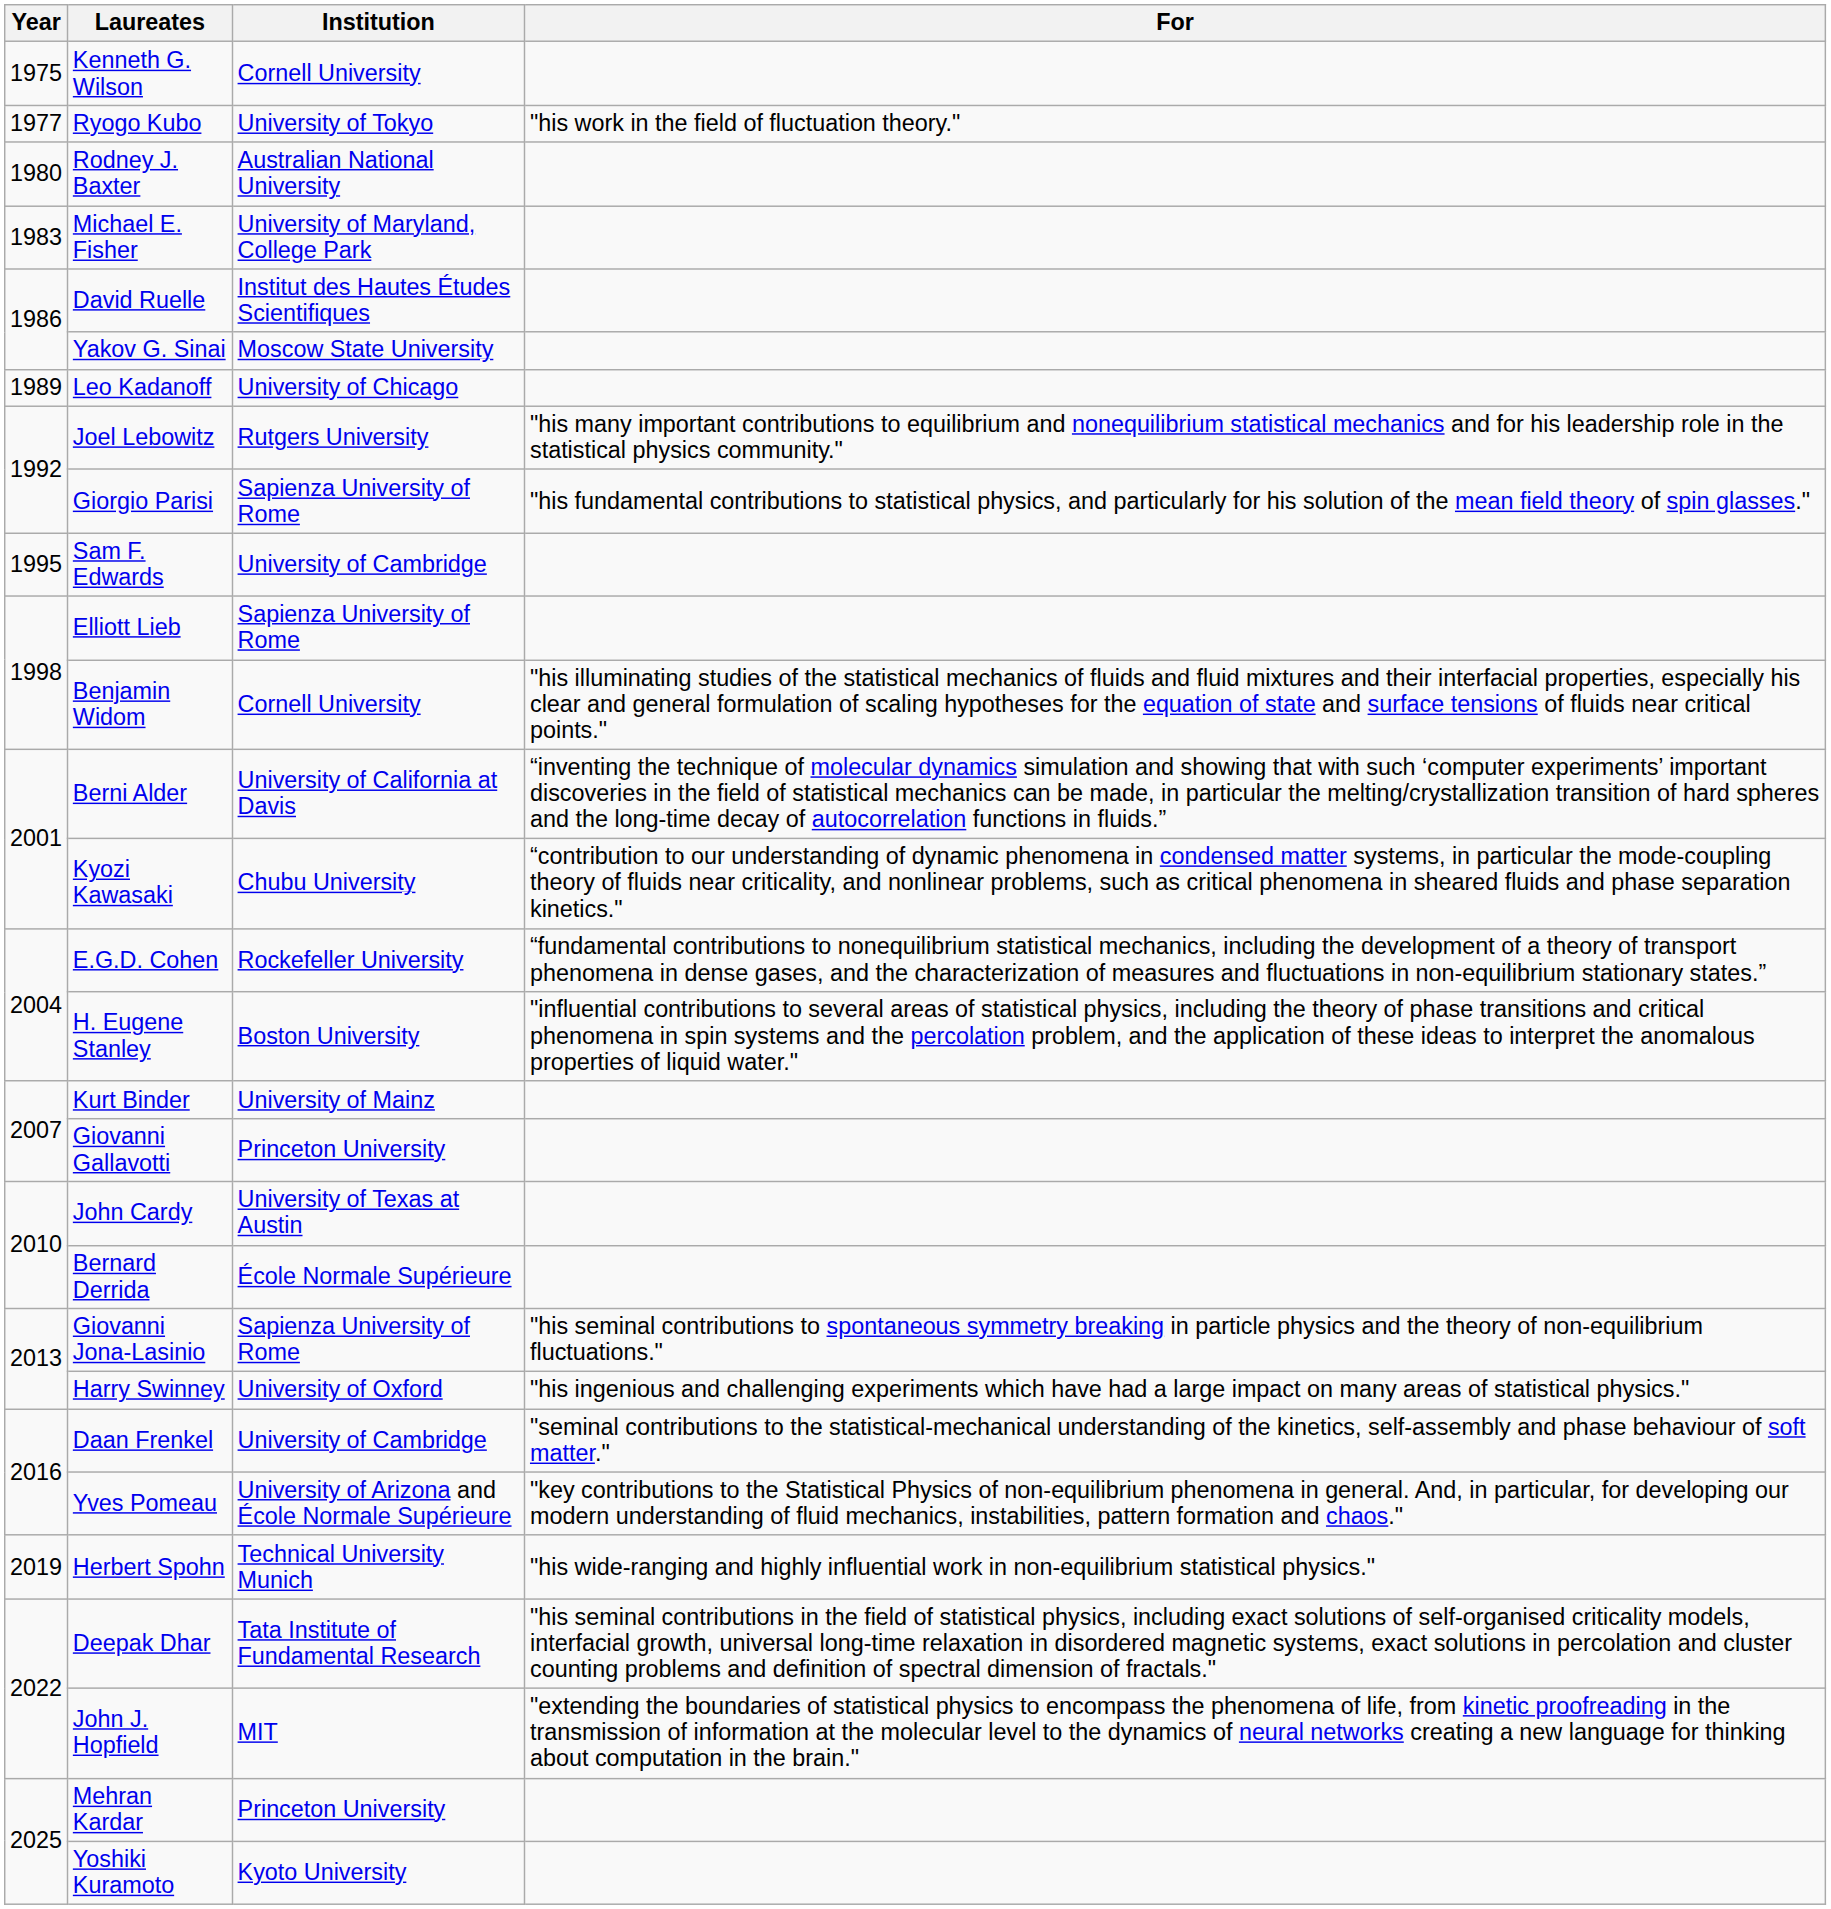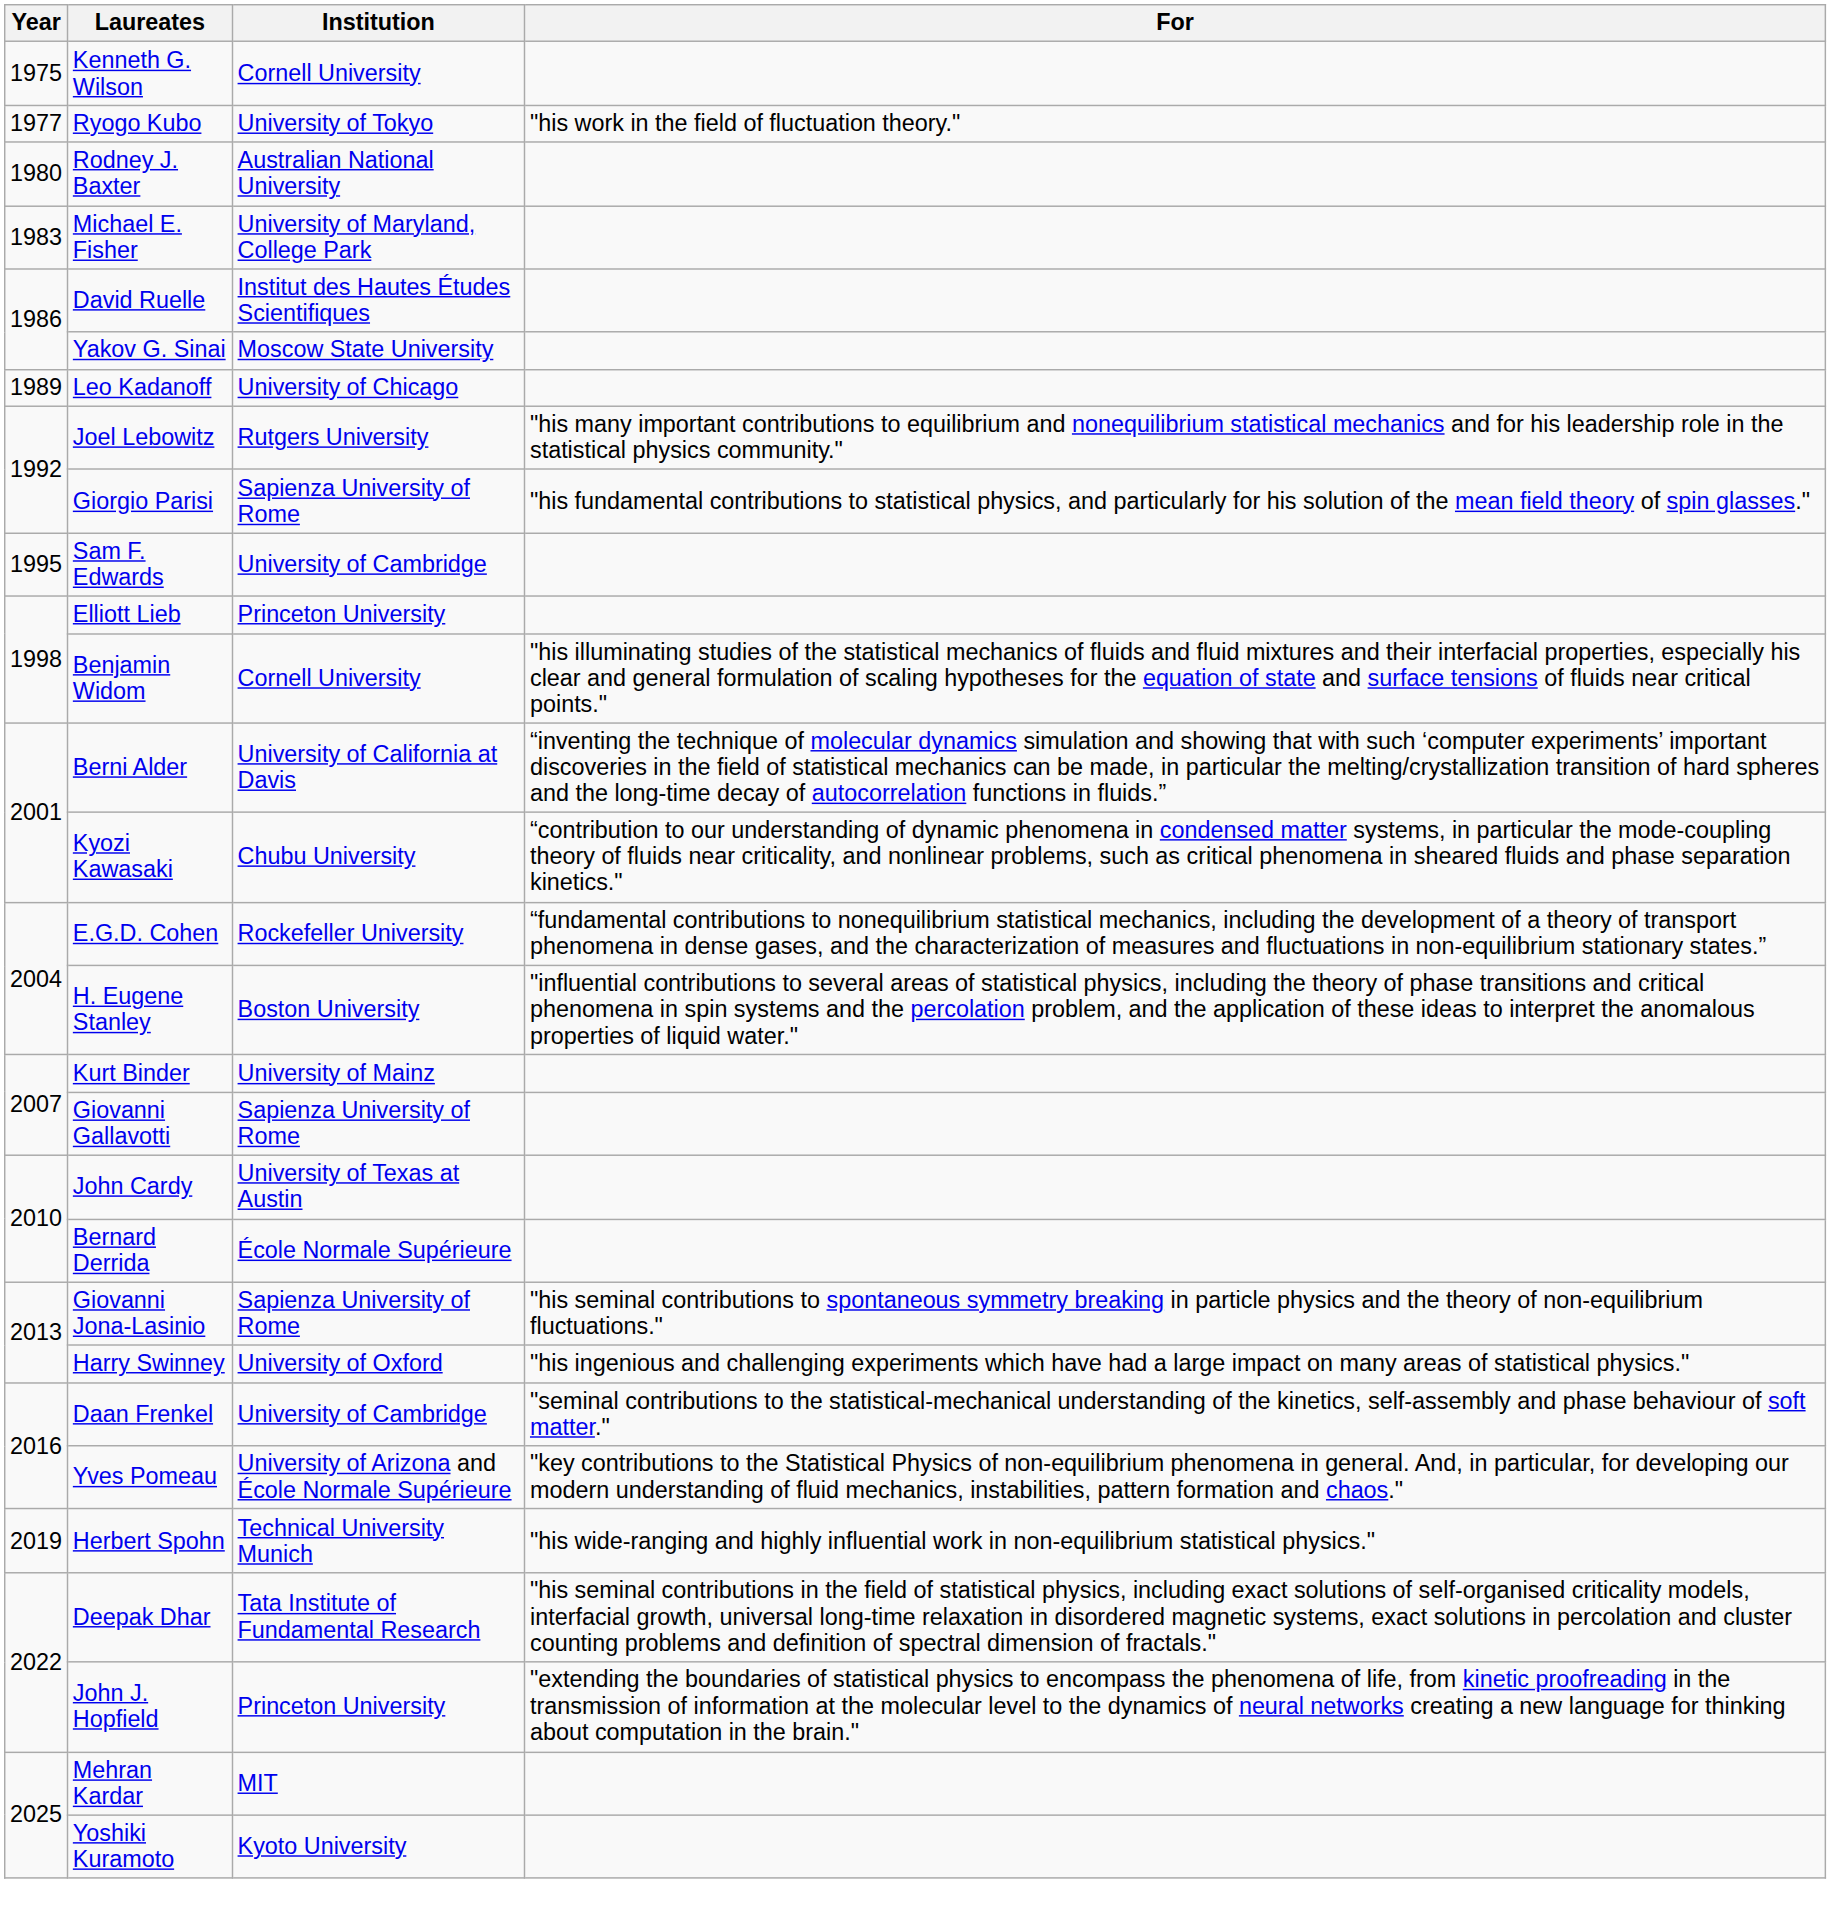(354, 627) Sapienza University of Rome -> (341, 614) Princeton University
(341, 1149) Princeton University -> (354, 1123) Sapienza University of Rome
(258, 1732) MIT -> (341, 1706) Princeton University
(341, 1809) Princeton University -> (258, 1783) MIT
